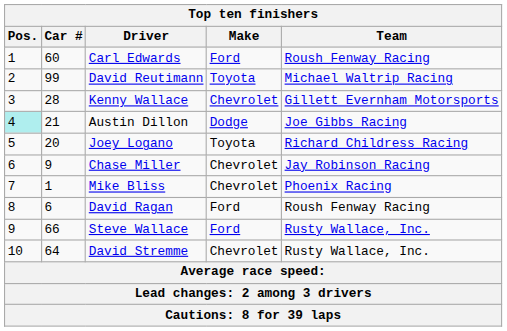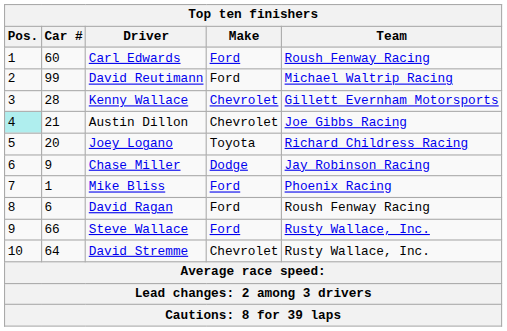(233, 79) Toyota -> (225, 79) Ford
(229, 122) Dodge -> (244, 122) Chevrolet
(244, 165) Chevrolet -> (229, 165) Dodge
(244, 186) Chevrolet -> (225, 186) Ford
